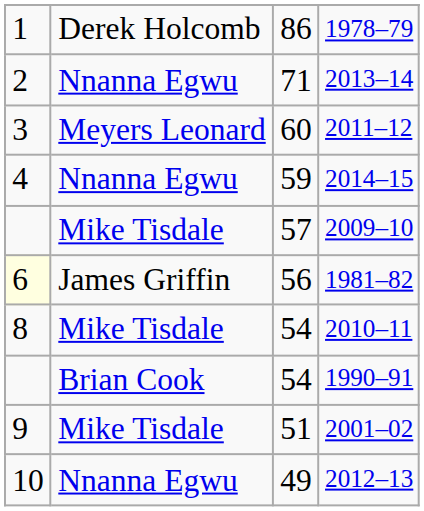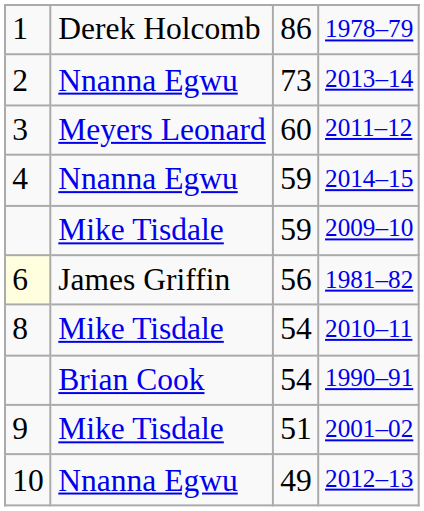(296, 79) 71 -> (296, 79) 73
(296, 229) 57 -> (296, 229) 59
